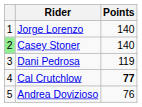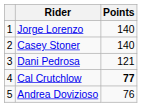(10, 45) lightgreen background -> (10, 45) no background
(126, 62) 119 -> (126, 62) 121
